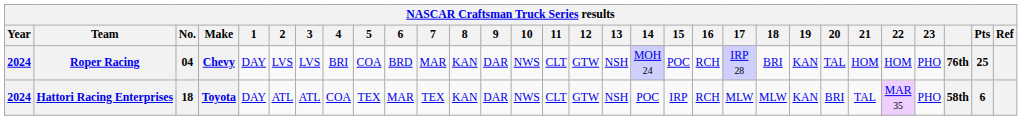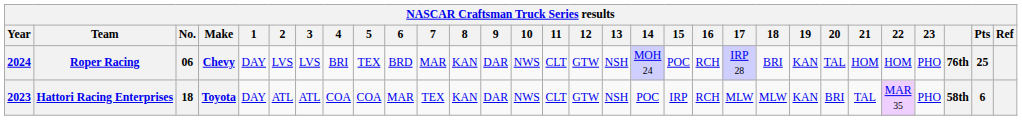(187, 62) 04 -> (187, 62) 06
(369, 62) COA -> (369, 62) TEX
(19, 97) 2024 -> (19, 97) 2023
(369, 97) TEX -> (369, 97) COA
